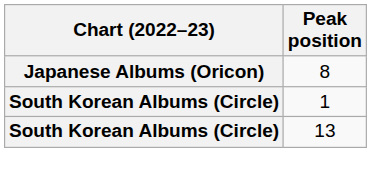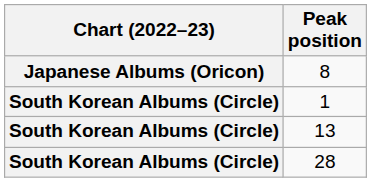+ row: (325, 161)
